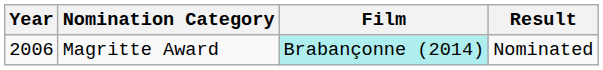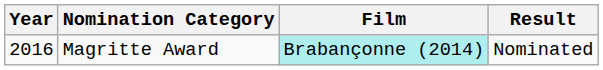(31, 50) 2006 -> (31, 50) 2016
